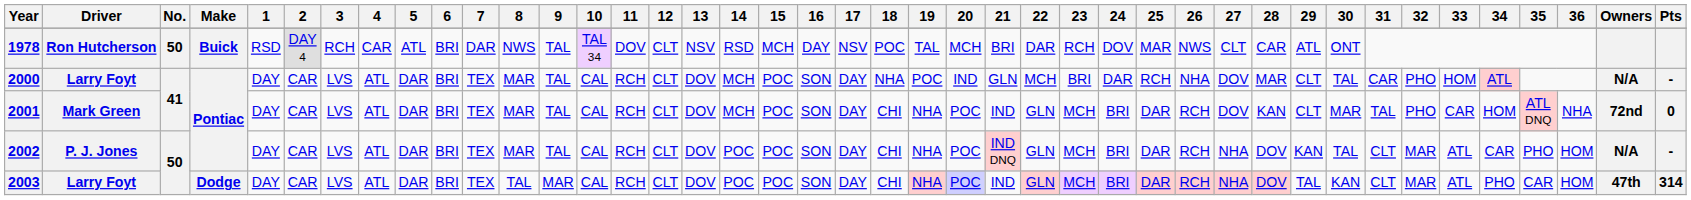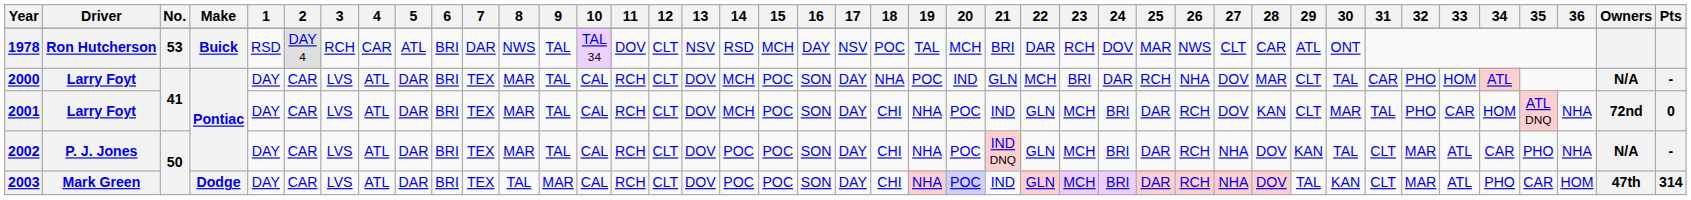(175, 48) 50 -> (175, 48) 53
(101, 111) Mark Green -> (101, 111) Larry Foyt
(1577, 151) HOM -> (1577, 151) NHA
(101, 183) Larry Foyt -> (101, 183) Mark Green
